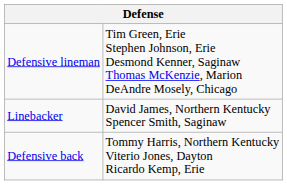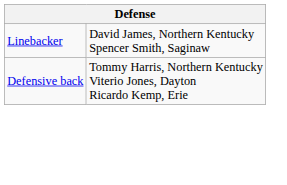- row: (54, 61)
